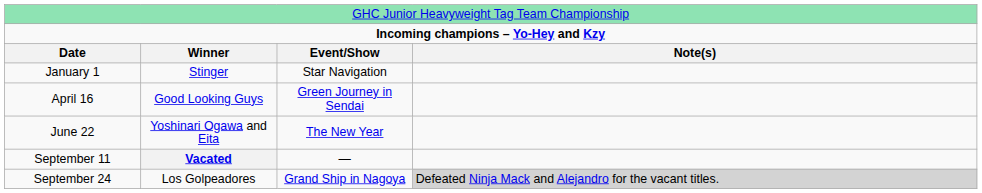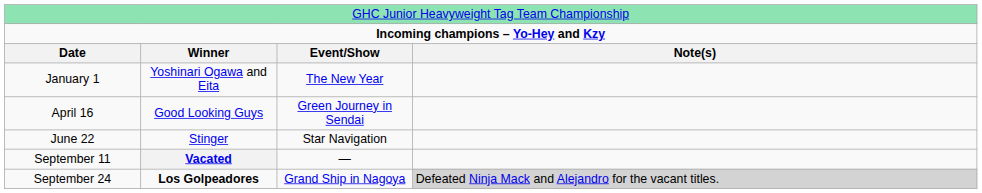(209, 72) Stinger -> (209, 79) Yoshinari Ogawa and Eita
(345, 72) Star Navigation -> (345, 79) The New Year
(209, 132) Yoshinari Ogawa and Eita -> (209, 139) Stinger
(345, 132) The New Year -> (345, 139) Star Navigation
(209, 178) normal -> (209, 178) bold
